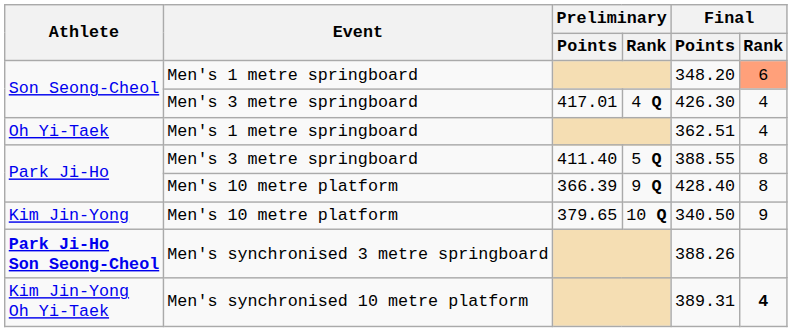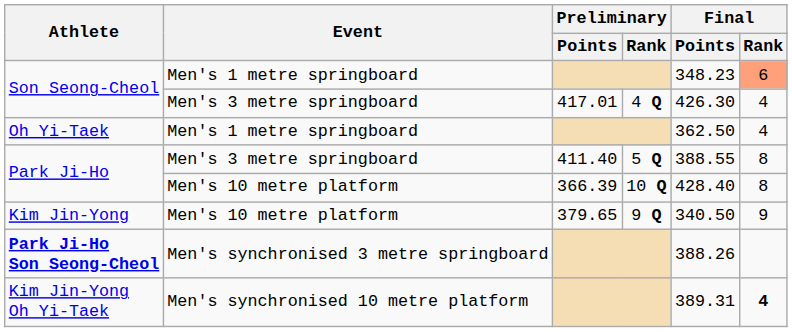(705, 75) 348.20 -> (705, 75) 348.23
(705, 131) 362.51 -> (705, 131) 362.50
(646, 187) 9 Q -> (646, 187) 10 Q
(646, 215) 10 Q -> (646, 215) 9 Q
